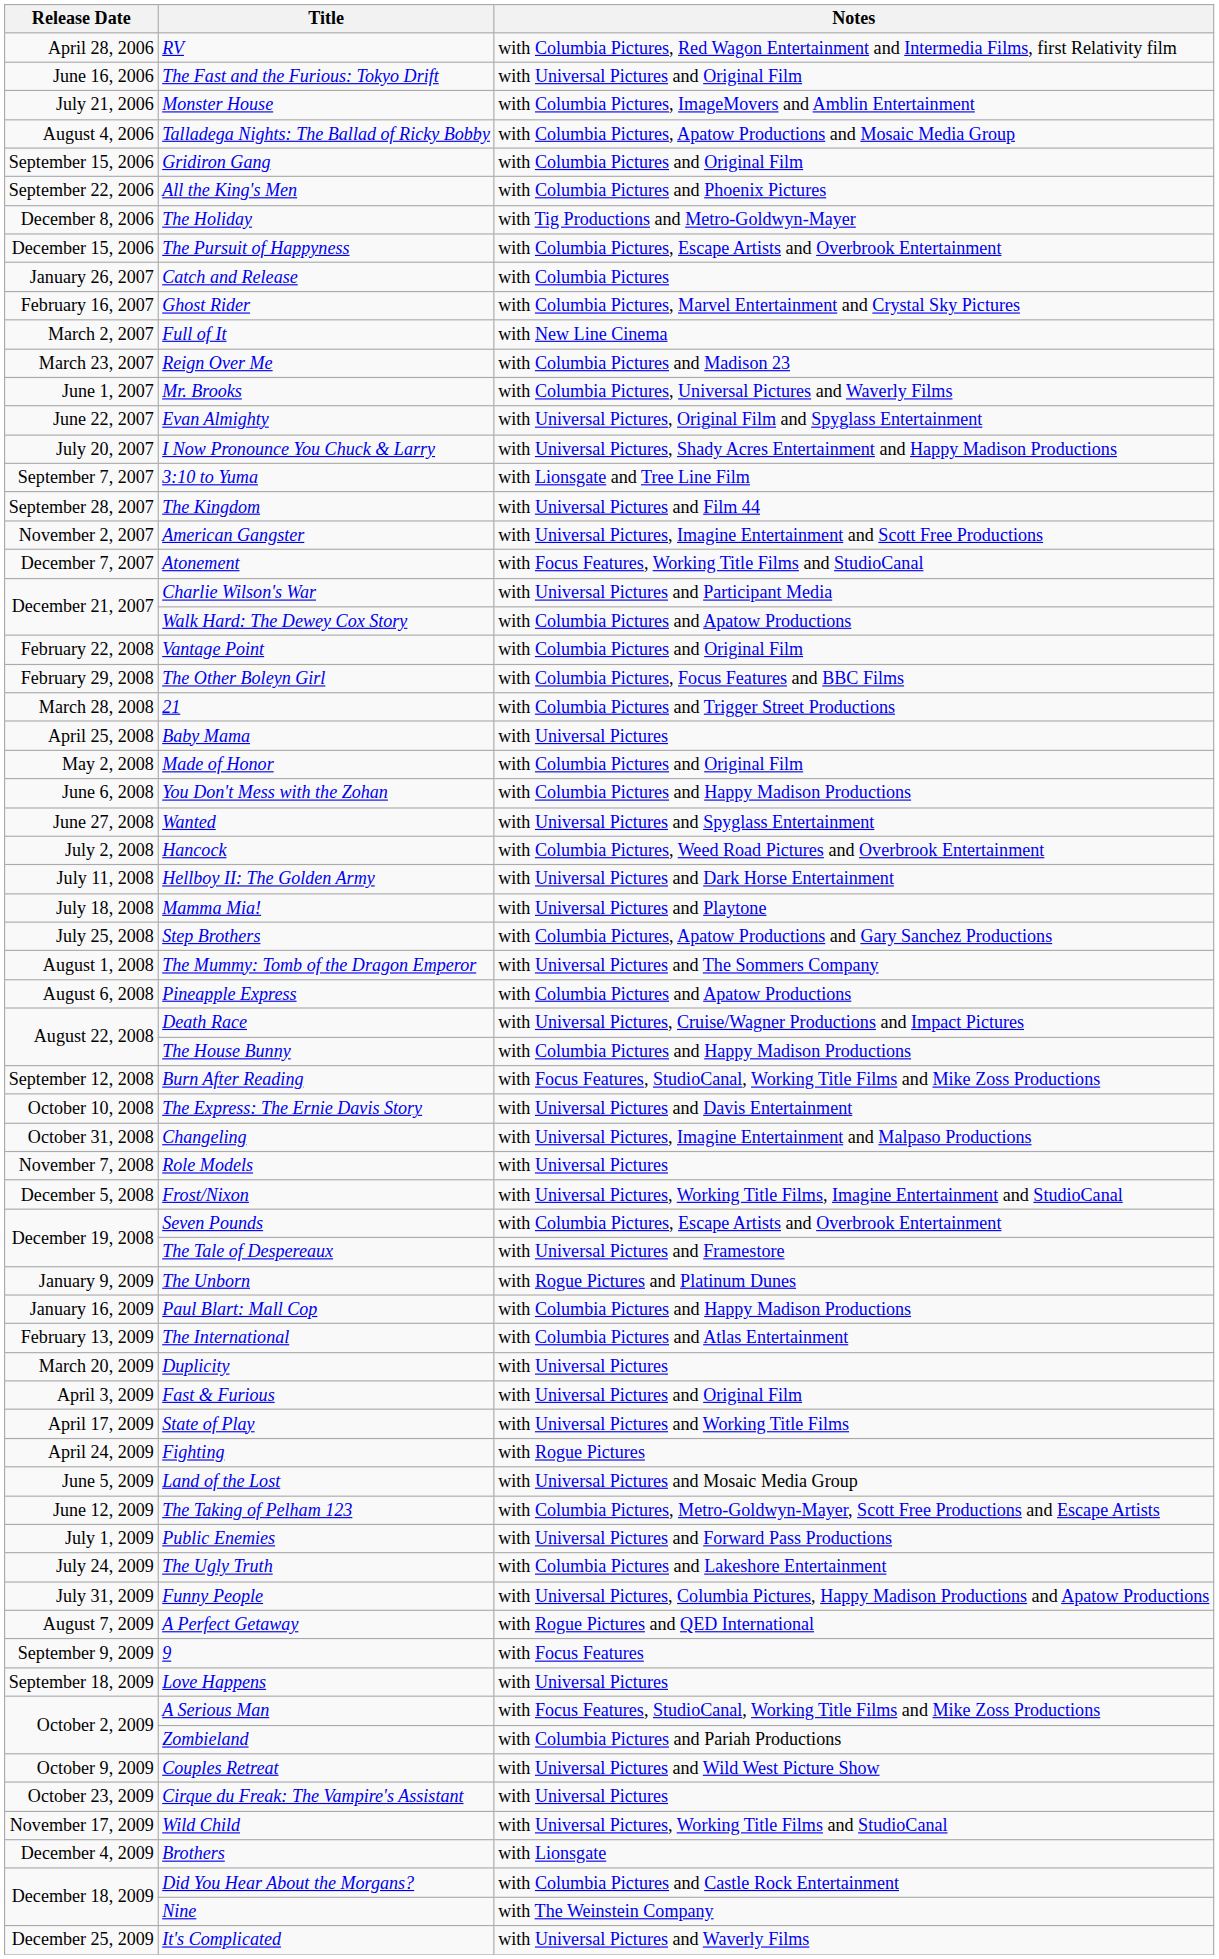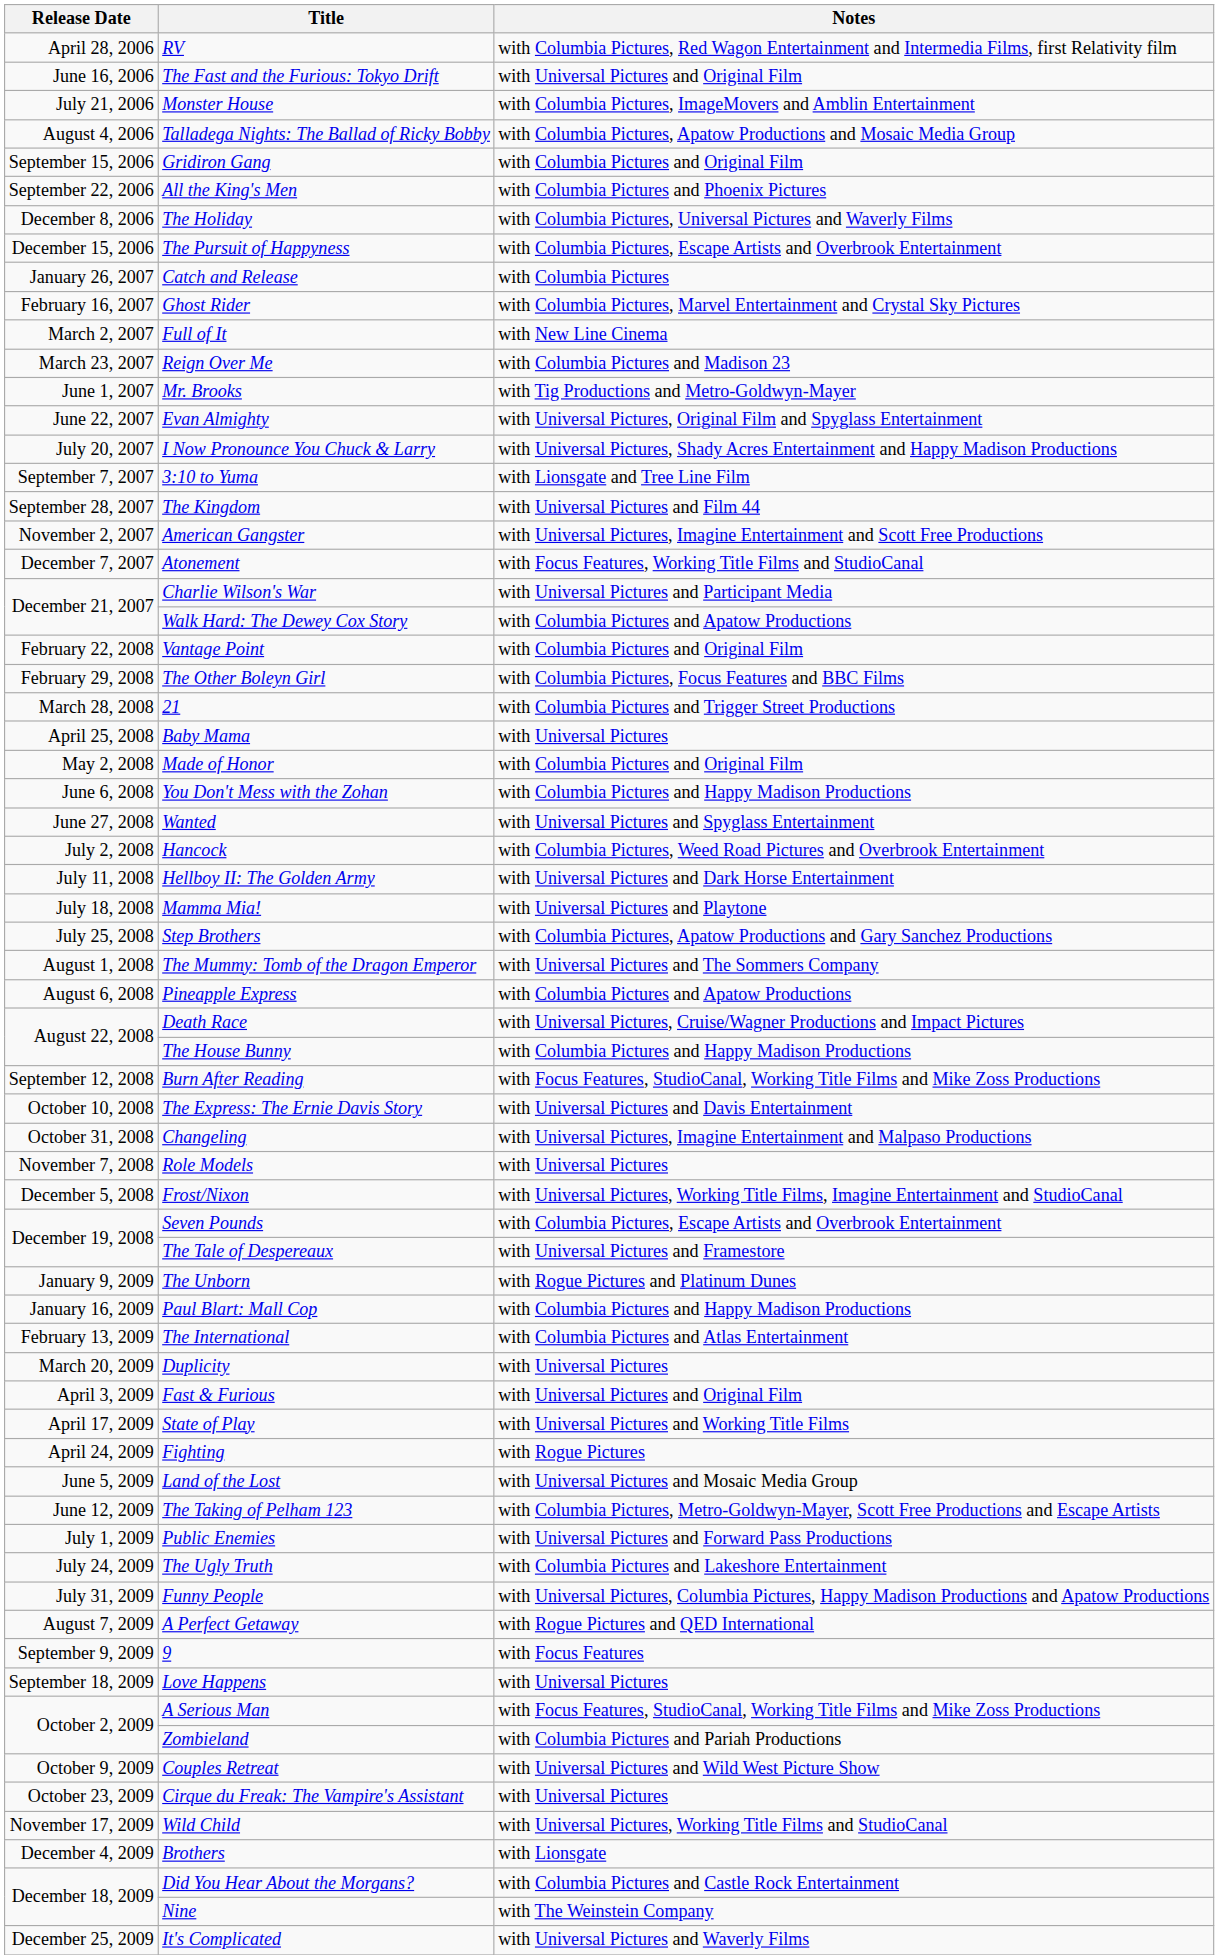(677, 219) with Tig Productions and Metro-Goldwyn-Mayer -> (725, 219) with Columbia Pictures, Universal Pictures and Waverly Films
(725, 391) with Columbia Pictures, Universal Pictures and Waverly Films -> (677, 391) with Tig Productions and Metro-Goldwyn-Mayer
